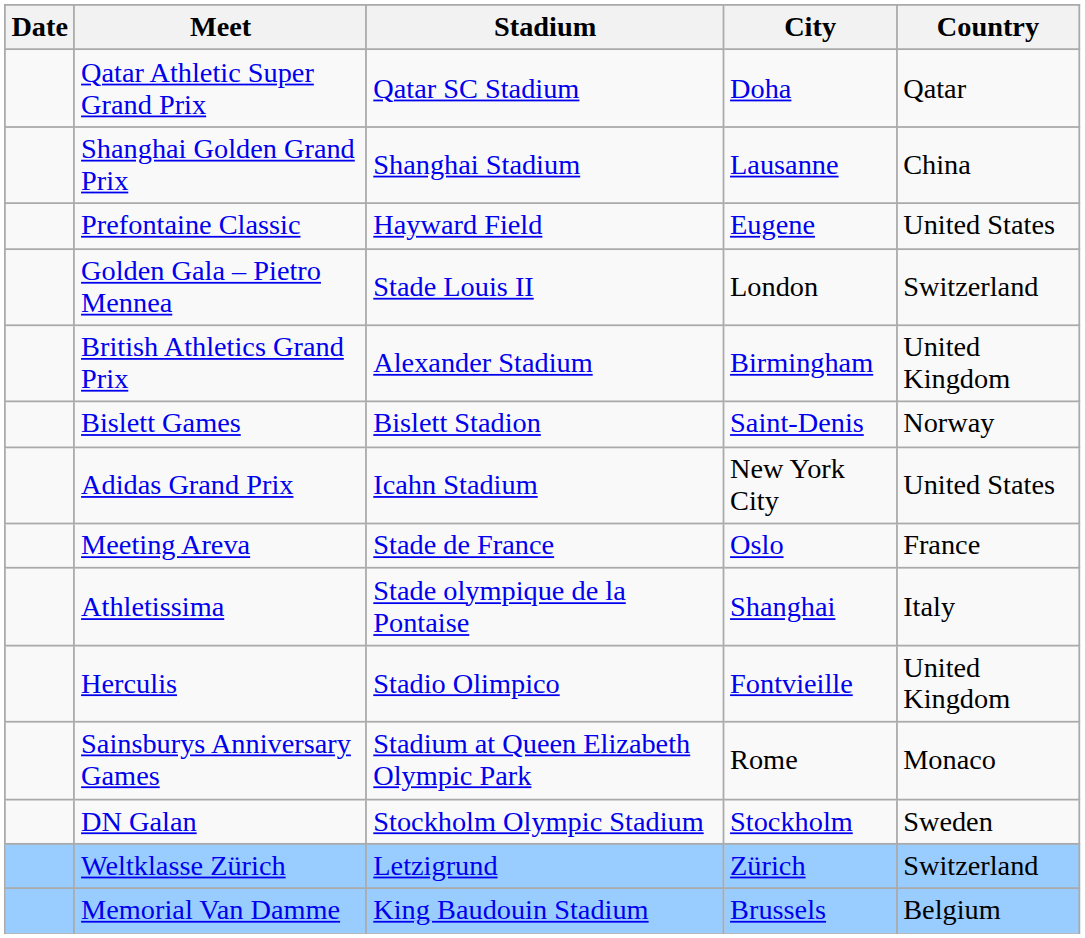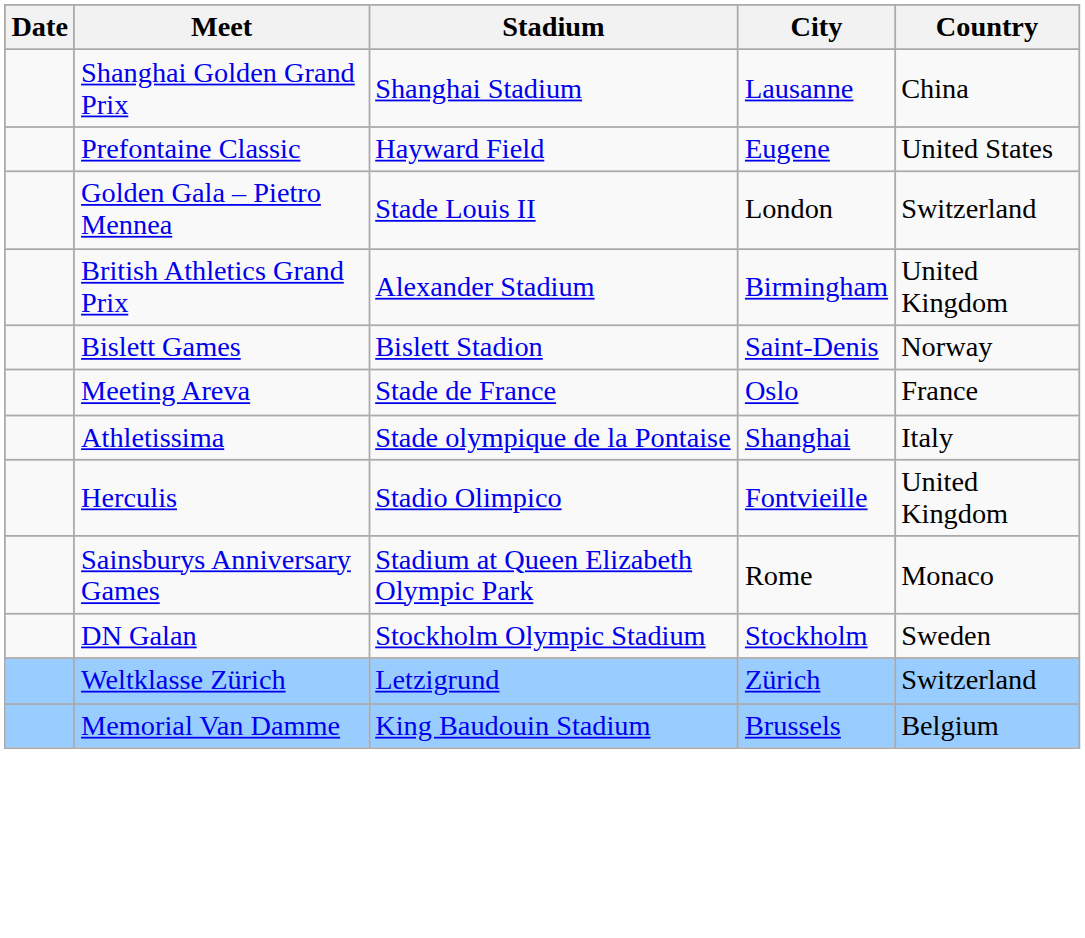- row: (197, 87)
- row: (187, 484)
